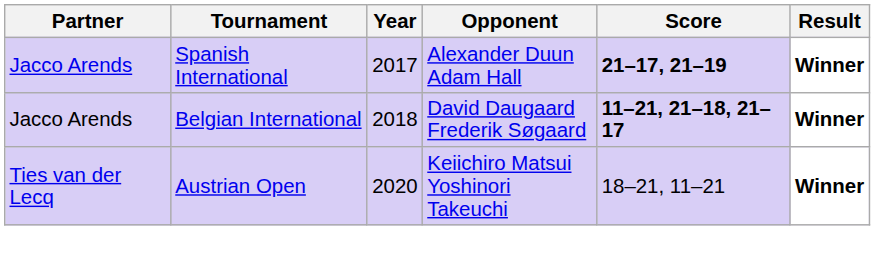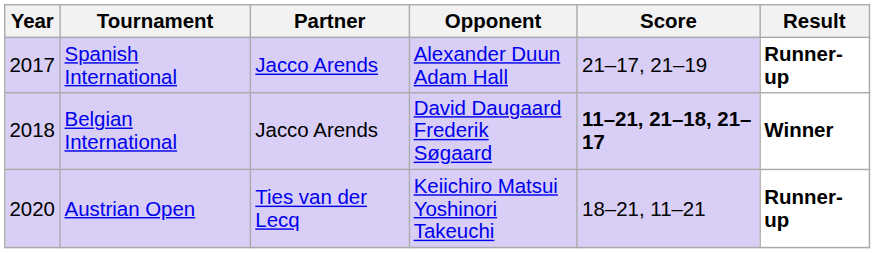columns swapped: (395, 21) <-> (88, 21)
(664, 65) bold -> (645, 65) normal
(830, 65) Winner -> (804, 65) Runner-up
(830, 186) Winner -> (804, 209) Runner-up
